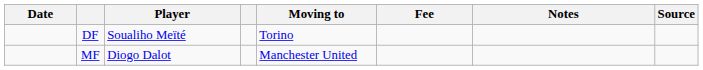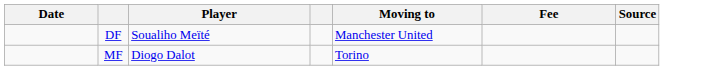- column: (563, 14)
(276, 34) Torino -> (384, 34) Manchester United
(308, 55) Manchester United -> (352, 55) Torino
